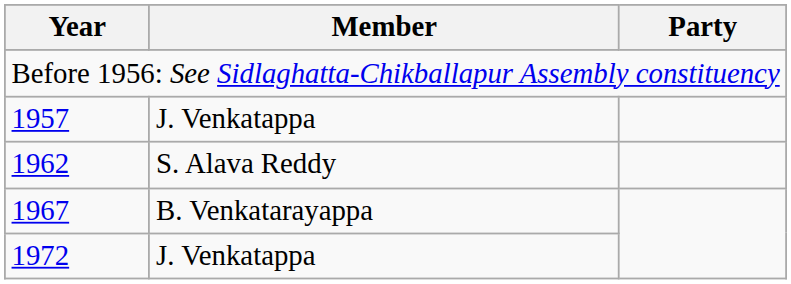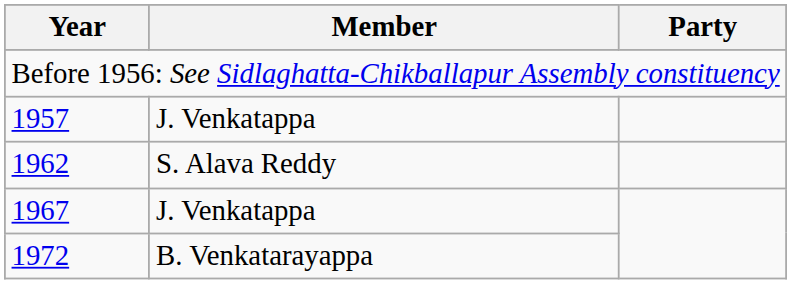(265, 210) B. Venkatarayappa -> (236, 210) J. Venkatappa
(236, 255) J. Venkatappa -> (265, 255) B. Venkatarayappa
